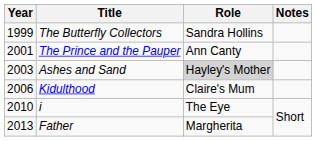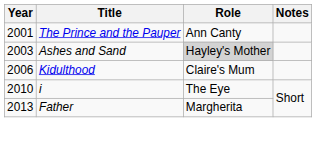- row: (100, 32)
